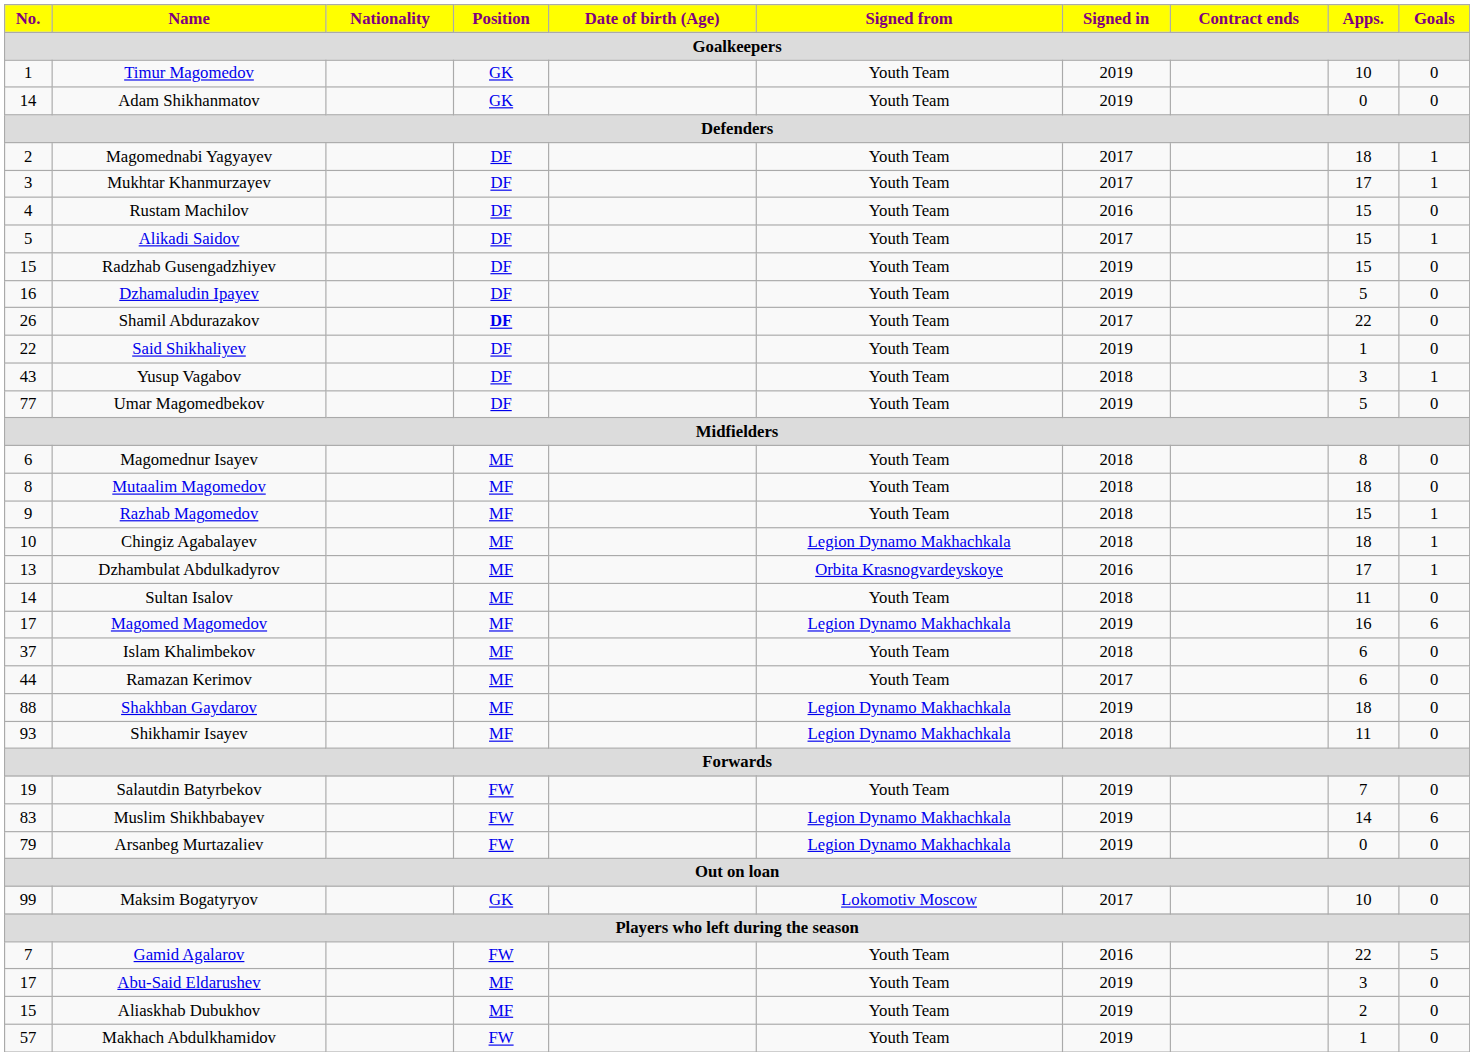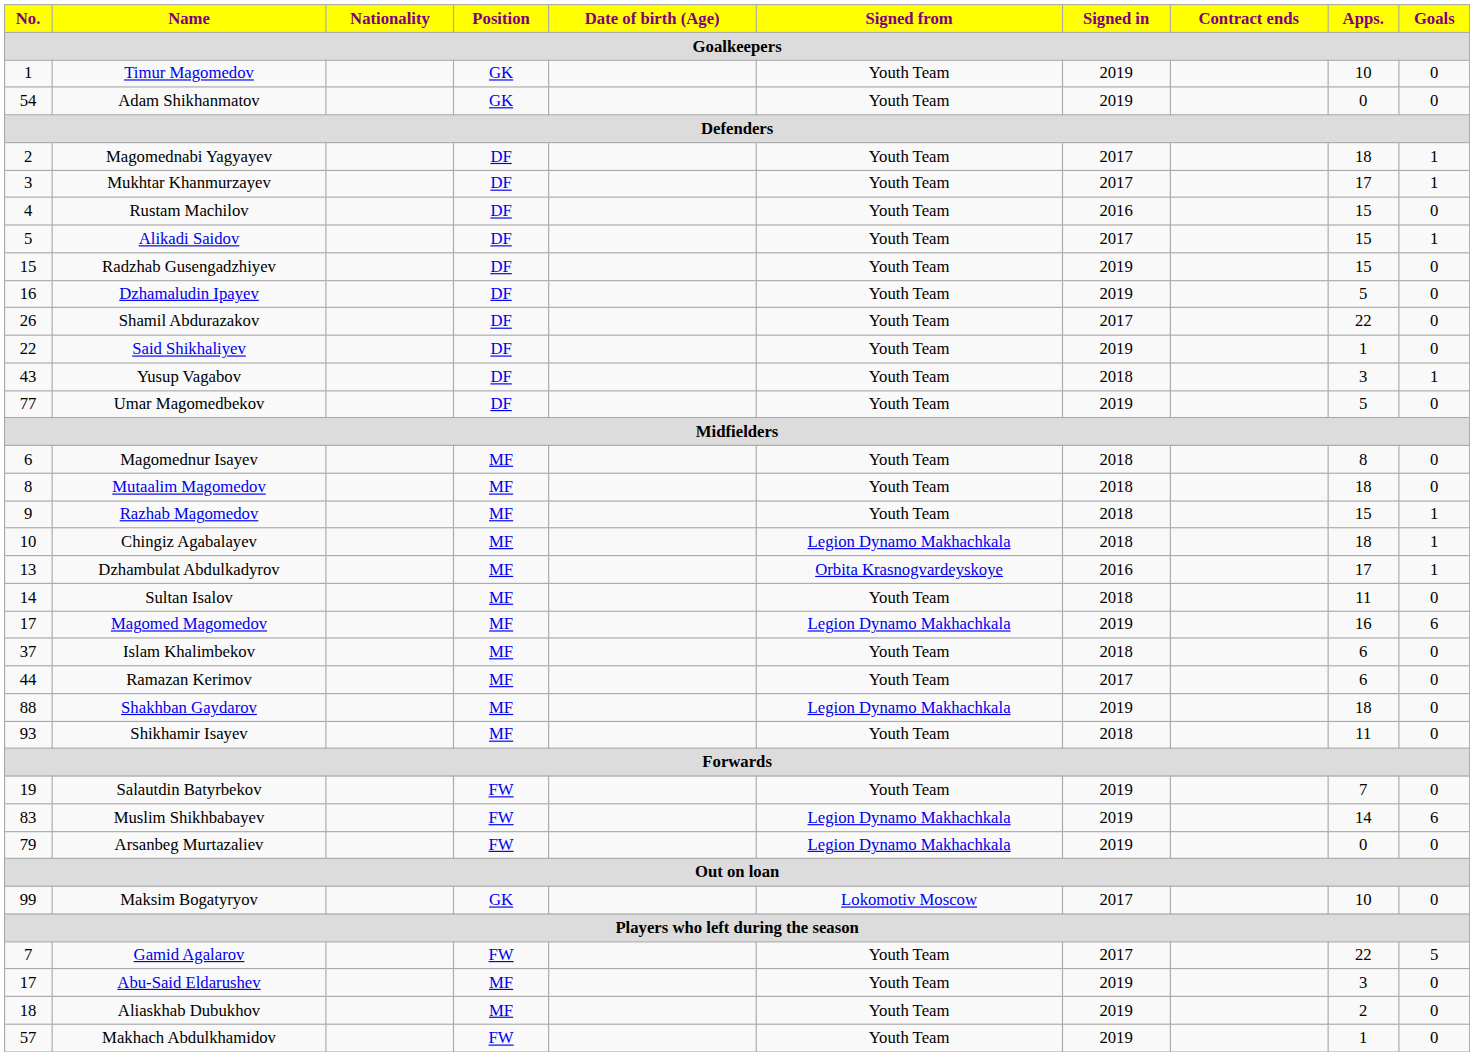(28, 101) 14 -> (28, 101) 54
(501, 321) bold -> (501, 321) normal
(909, 734) Legion Dynamo Makhachkala -> (909, 734) Youth Team
(1116, 955) 2016 -> (1116, 955) 2017
(28, 1010) 15 -> (28, 1010) 18
